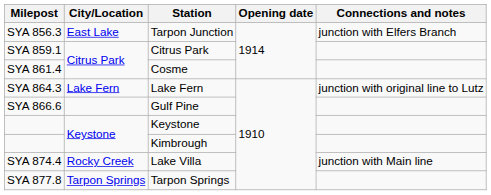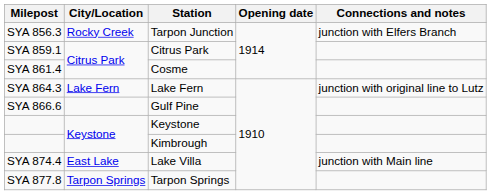(93, 32) East Lake -> (100, 32) Rocky Creek
(100, 161) Rocky Creek -> (93, 161) East Lake
